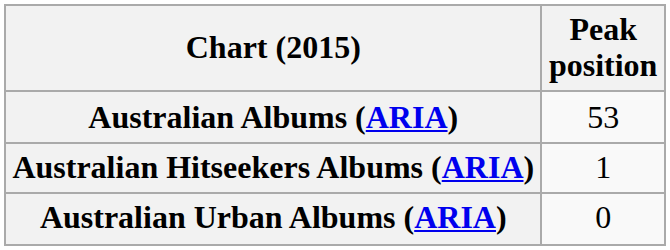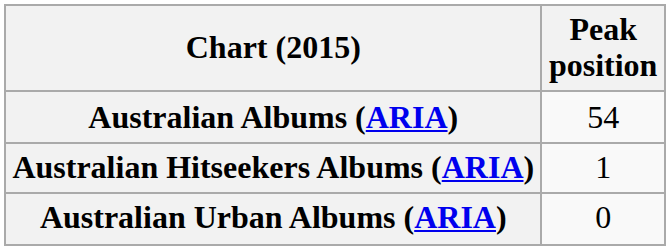(603, 116) 53 -> (603, 116) 54
